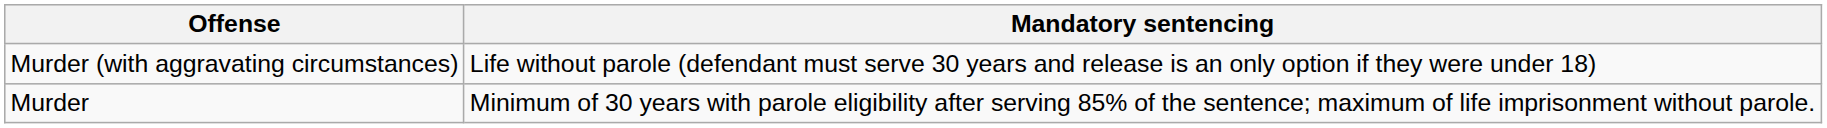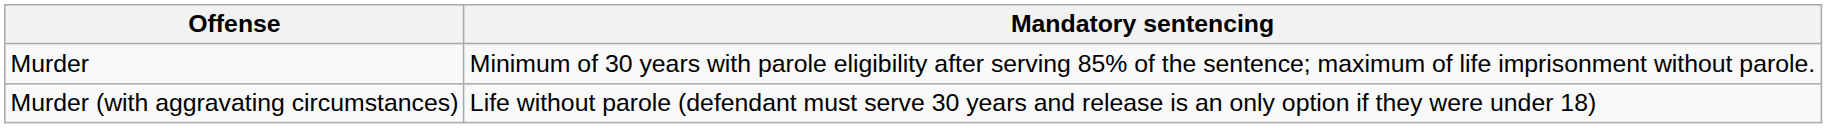rows swapped: (50, 102) <-> (234, 63)
